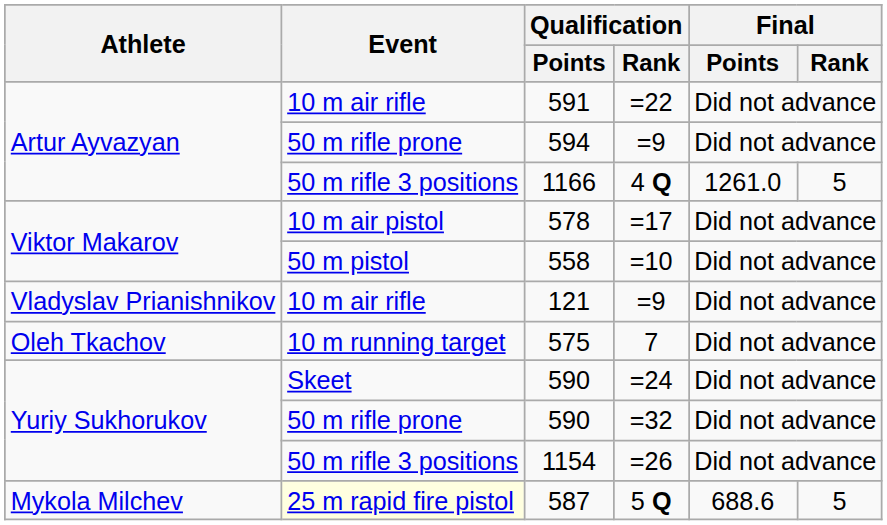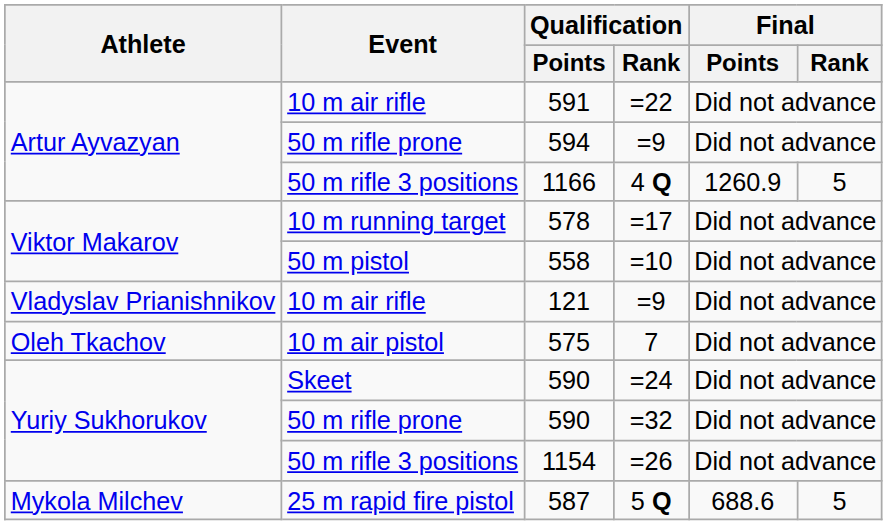(743, 182) 1261.0 -> (743, 182) 1260.9
(366, 222) 10 m air pistol -> (396, 222) 10 m running target
(396, 341) 10 m running target -> (366, 341) 10 m air pistol
(401, 501) lightyellow background -> (401, 501) no background
